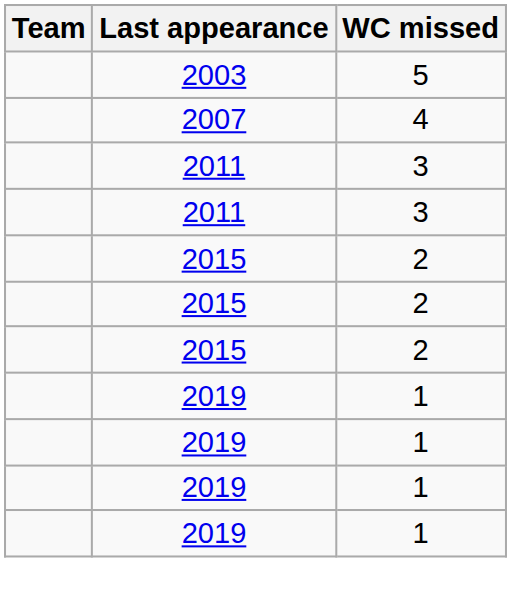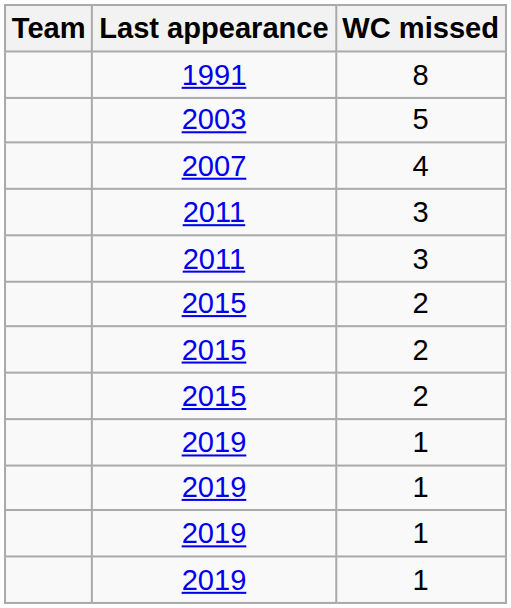+ row: (214, 74)
